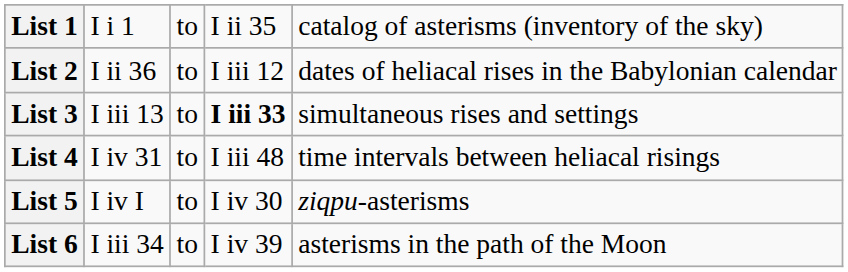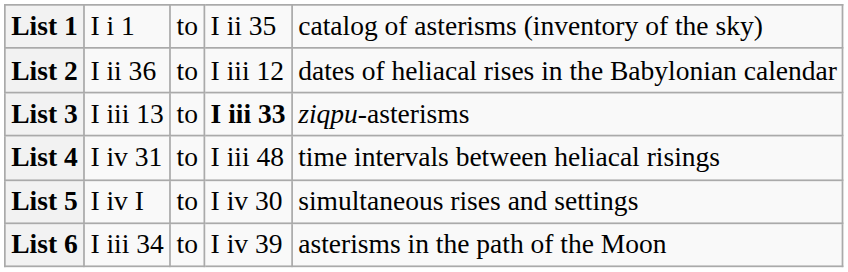(468, 113) simultaneous rises and settings -> (384, 113) ziqpu-asterisms
(384, 200) ziqpu-asterisms -> (468, 200) simultaneous rises and settings
